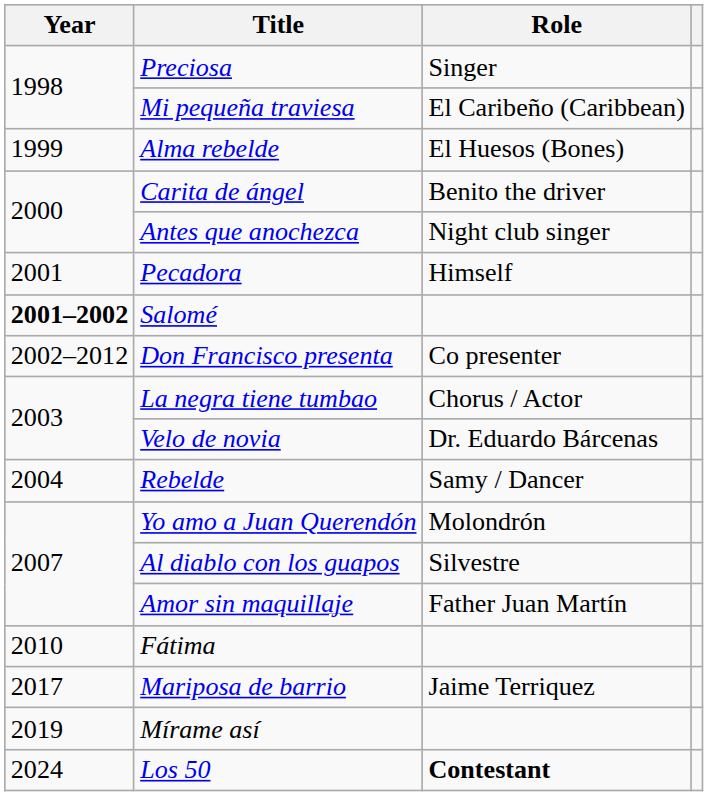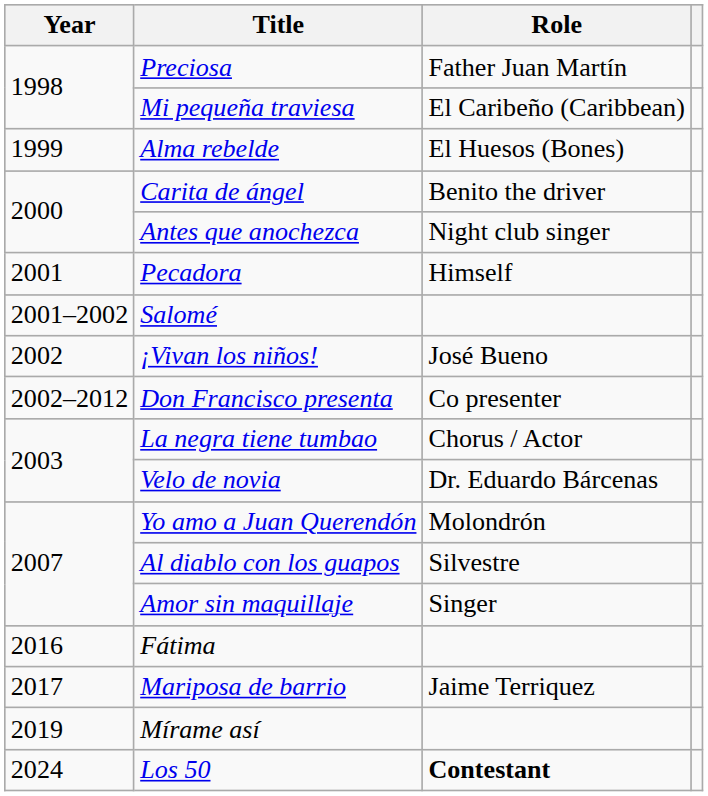(463, 66) Singer -> (528, 66) Father Juan Martín
(70, 314) bold -> (70, 314) normal
+ row: (229, 356)
- row: (182, 480)
(528, 604) Father Juan Martín -> (463, 604) Singer
(37, 645) 2010 -> (37, 645) 2016
